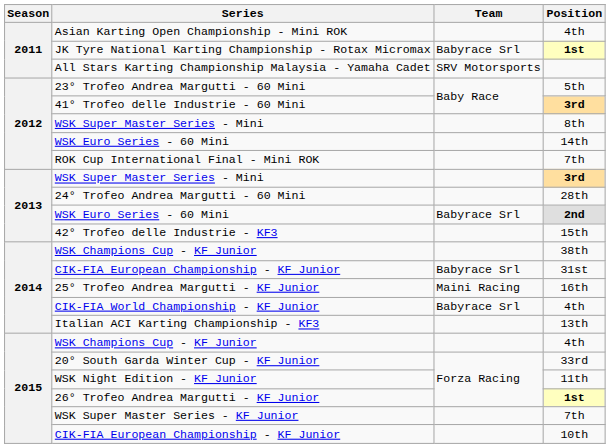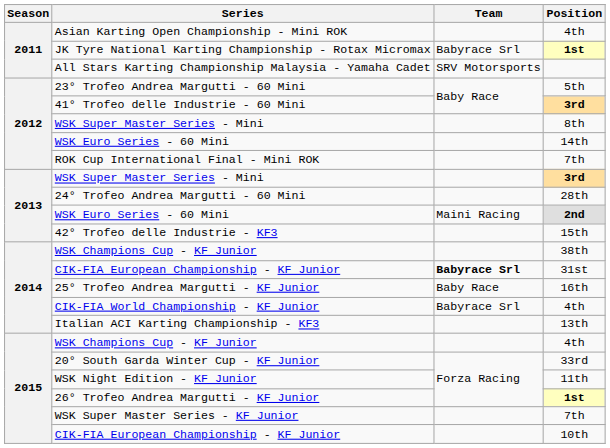(478, 215) Babyrace Srl -> (478, 215) Maini Racing
(478, 270) normal -> (478, 270) bold
(478, 288) Maini Racing -> (468, 288) Baby Race
